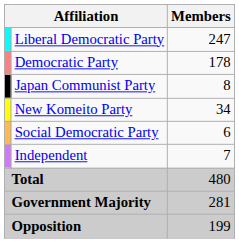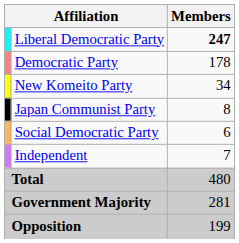(220, 39) normal -> (220, 39) bold
rows swapped: (74, 109) <-> (85, 86)
